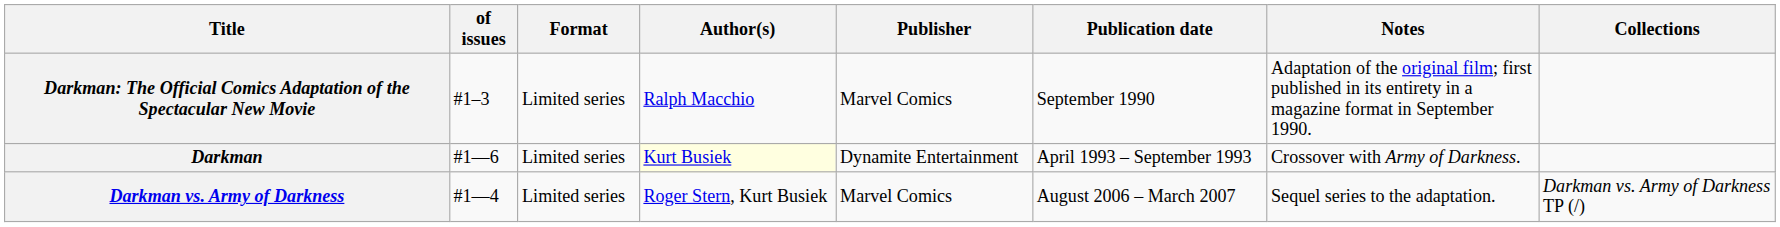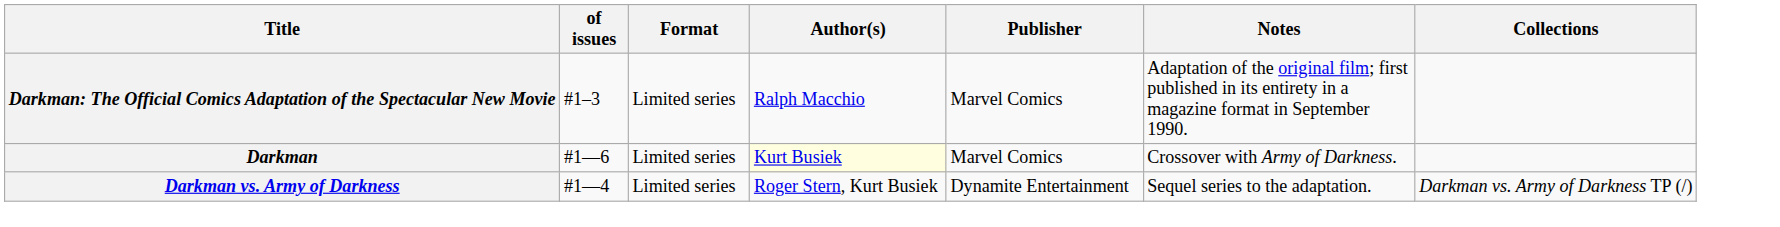- column: (1150, 29)
(929, 157) Dynamite Entertainment -> (1007, 157) Marvel Comics
(896, 196) Marvel Comics -> (1040, 186) Dynamite Entertainment
